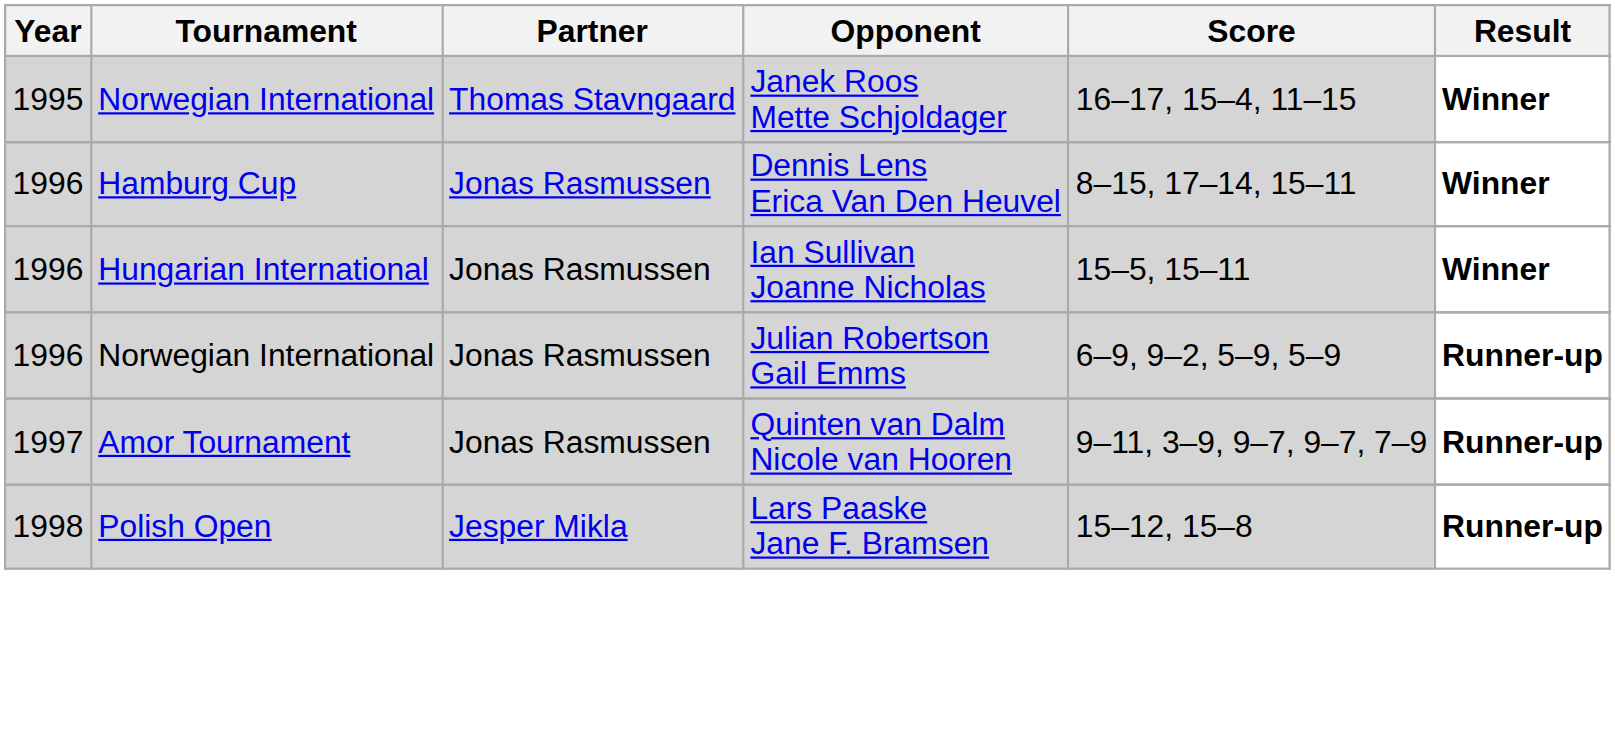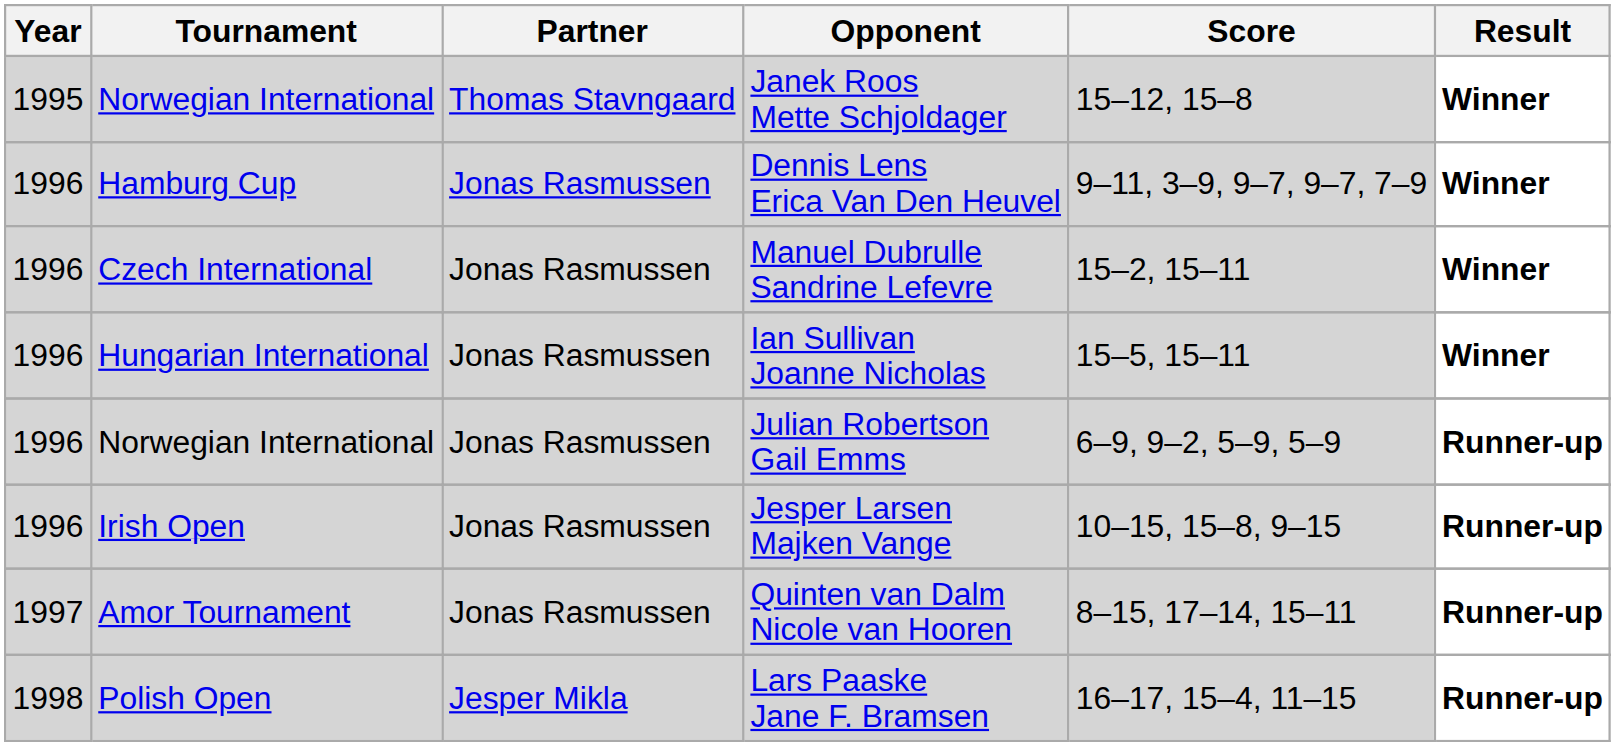(1216, 99) 16–17, 15–4, 11–15 -> (1164, 99) 15–12, 15–8
(1216, 184) 8–15, 17–14, 15–11 -> (1252, 184) 9–11, 3–9, 9–7, 9–7, 7–9
+ row: (872, 270)
+ row: (851, 527)
(1252, 441) 9–11, 3–9, 9–7, 9–7, 7–9 -> (1216, 612) 8–15, 17–14, 15–11
(1164, 527) 15–12, 15–8 -> (1216, 698) 16–17, 15–4, 11–15
